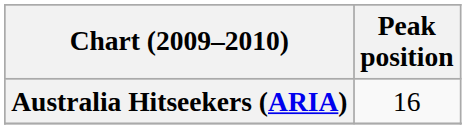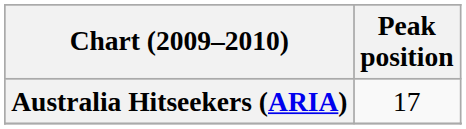(407, 100) 16 -> (407, 100) 17
